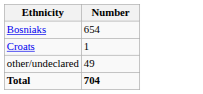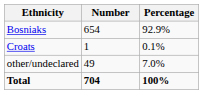+ column: (169, 13)
